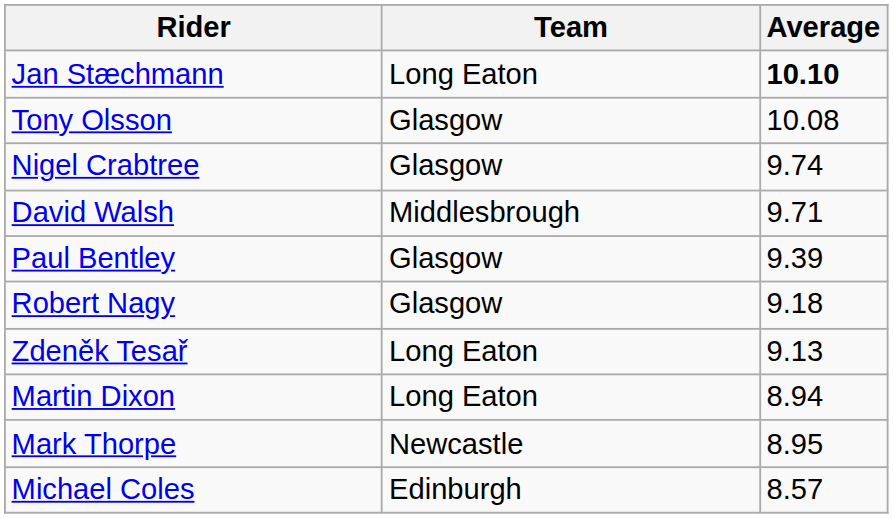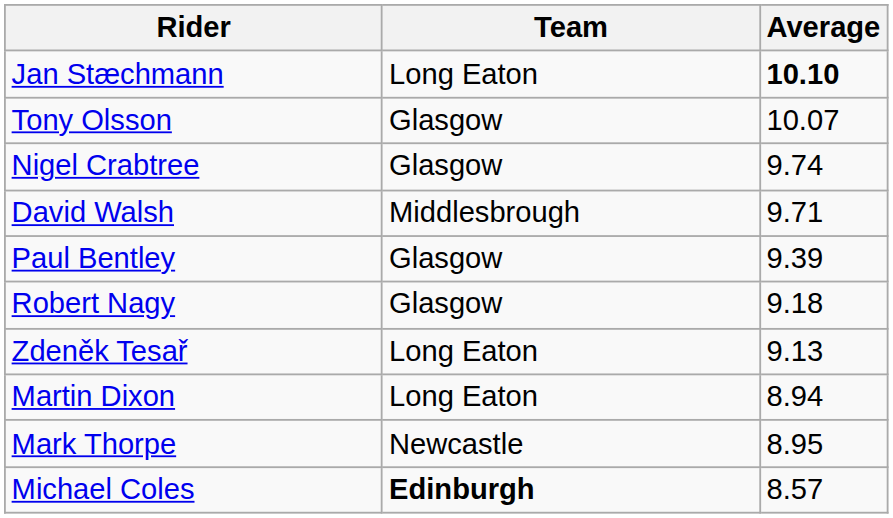(803, 119) 10.08 -> (803, 119) 10.07
(455, 489) normal -> (462, 489) bold
